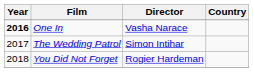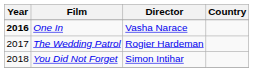(155, 43) Simon Intihar -> (164, 43) Rogier Hardeman
(164, 59) Rogier Hardeman -> (155, 59) Simon Intihar
